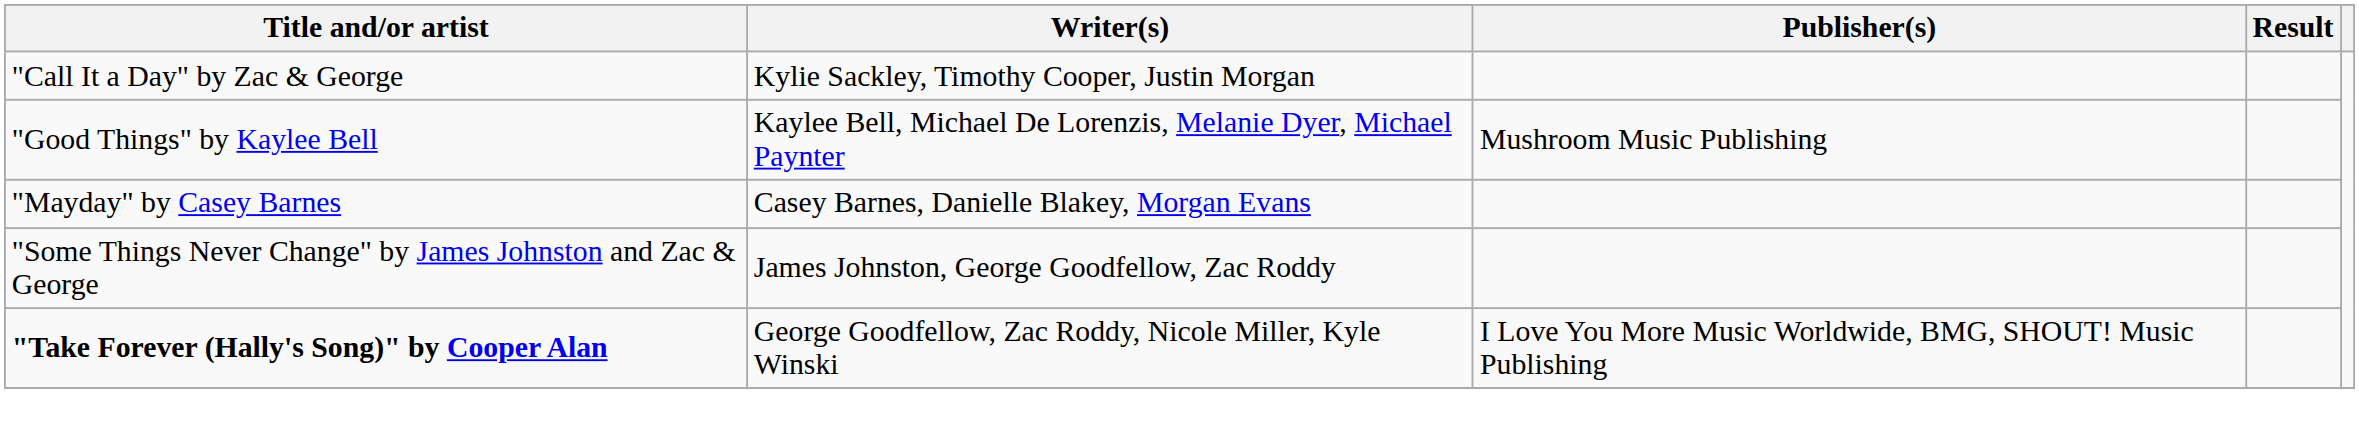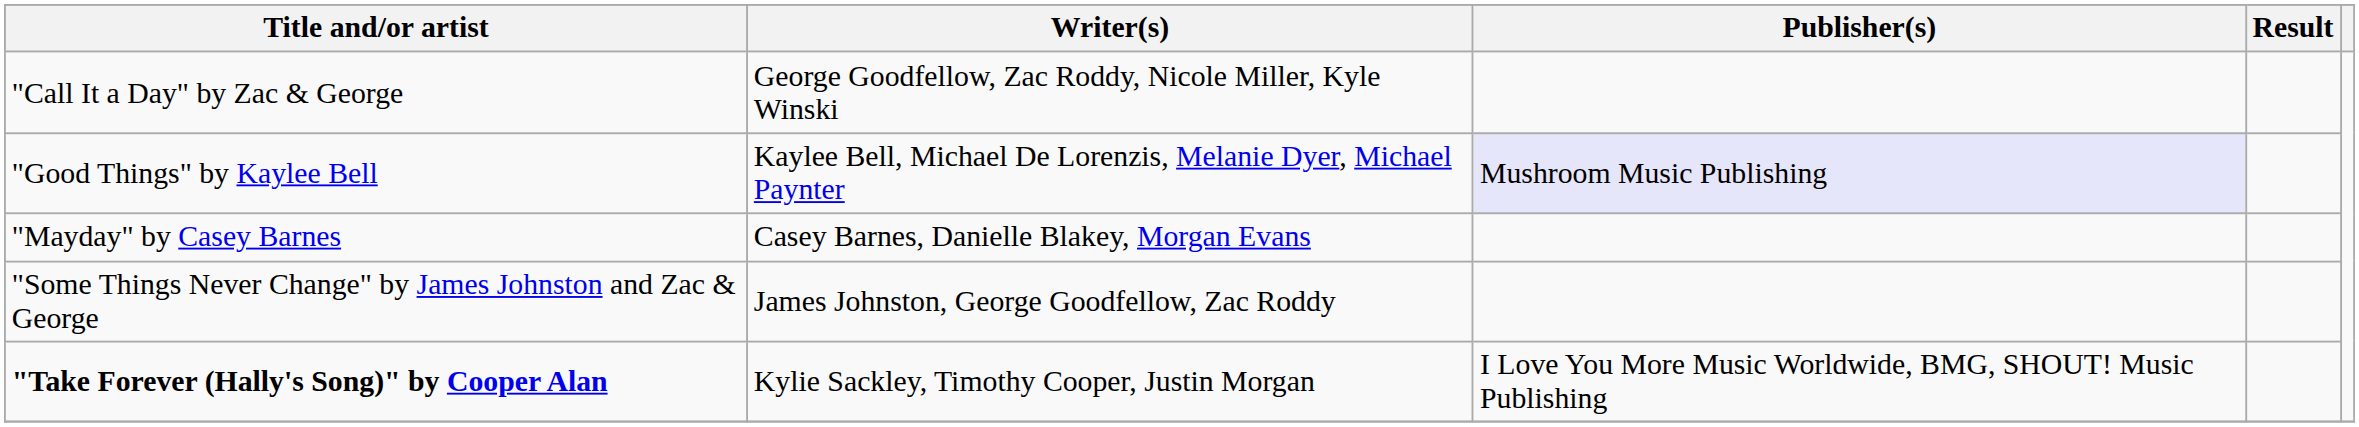(1034, 75) Kylie Sackley, Timothy Cooper, Justin Morgan -> (1067, 92) George Goodfellow, Zac Roddy, Nicole Miller, Kyle Winski
(1654, 139) no background -> (1654, 172) lavender background
(1067, 347) George Goodfellow, Zac Roddy, Nicole Miller, Kyle Winski -> (1034, 381) Kylie Sackley, Timothy Cooper, Justin Morgan
